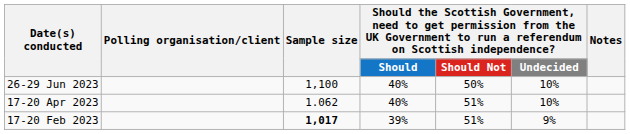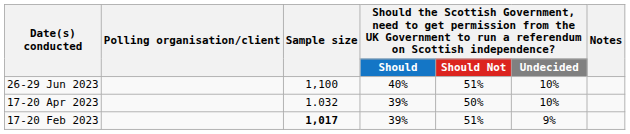(474, 86) 50% -> (474, 86) 51%
(322, 103) 1.062 -> (322, 103) 1.032
(398, 103) 40% -> (398, 103) 39%
(474, 103) 51% -> (474, 103) 50%
